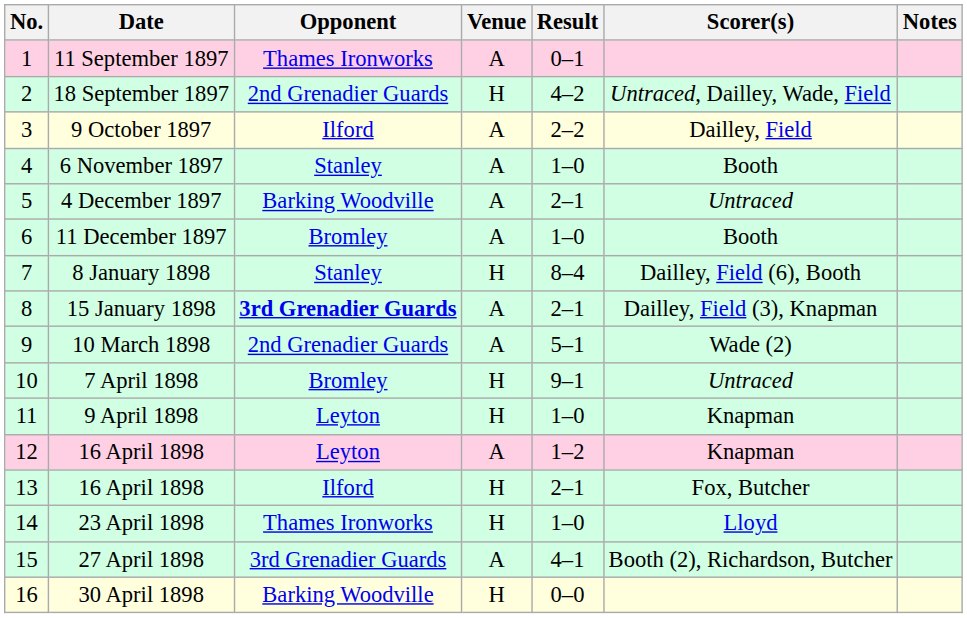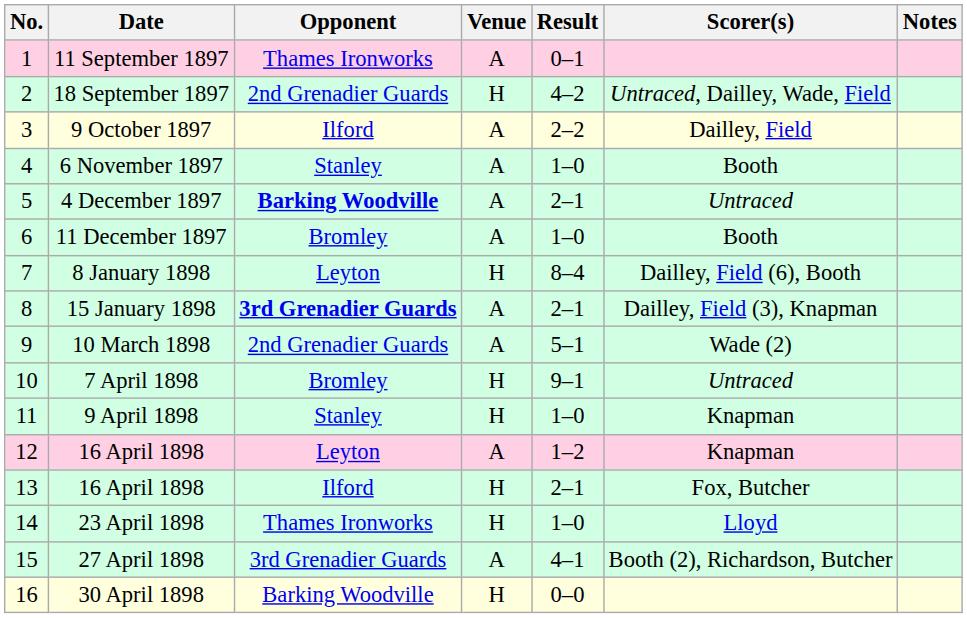(348, 201) normal -> (348, 201) bold
(348, 272) Stanley -> (348, 272) Leyton
(348, 415) Leyton -> (348, 415) Stanley
